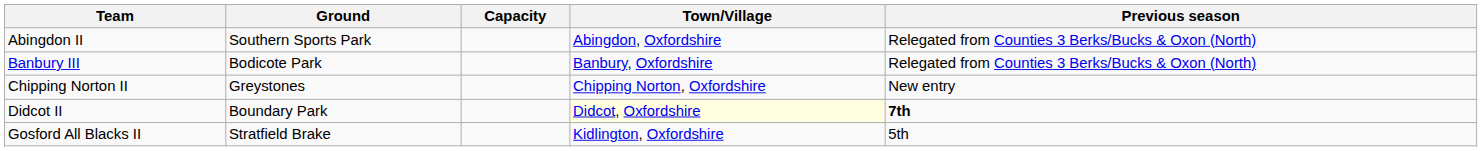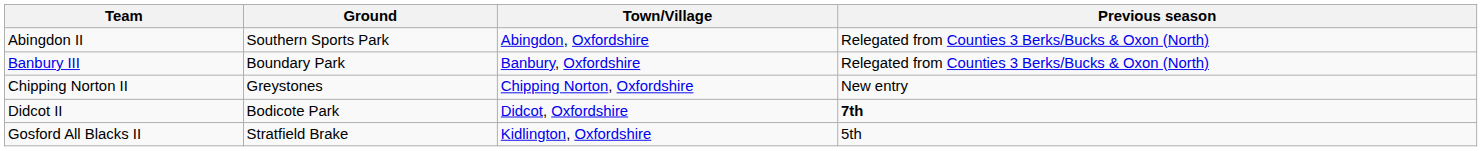- column: (515, 16)
(275, 63) Bodicote Park -> (296, 63) Boundary Park
(278, 110) Boundary Park -> (293, 110) Bodicote Park
(637, 110) lightyellow background -> (564, 110) no background
